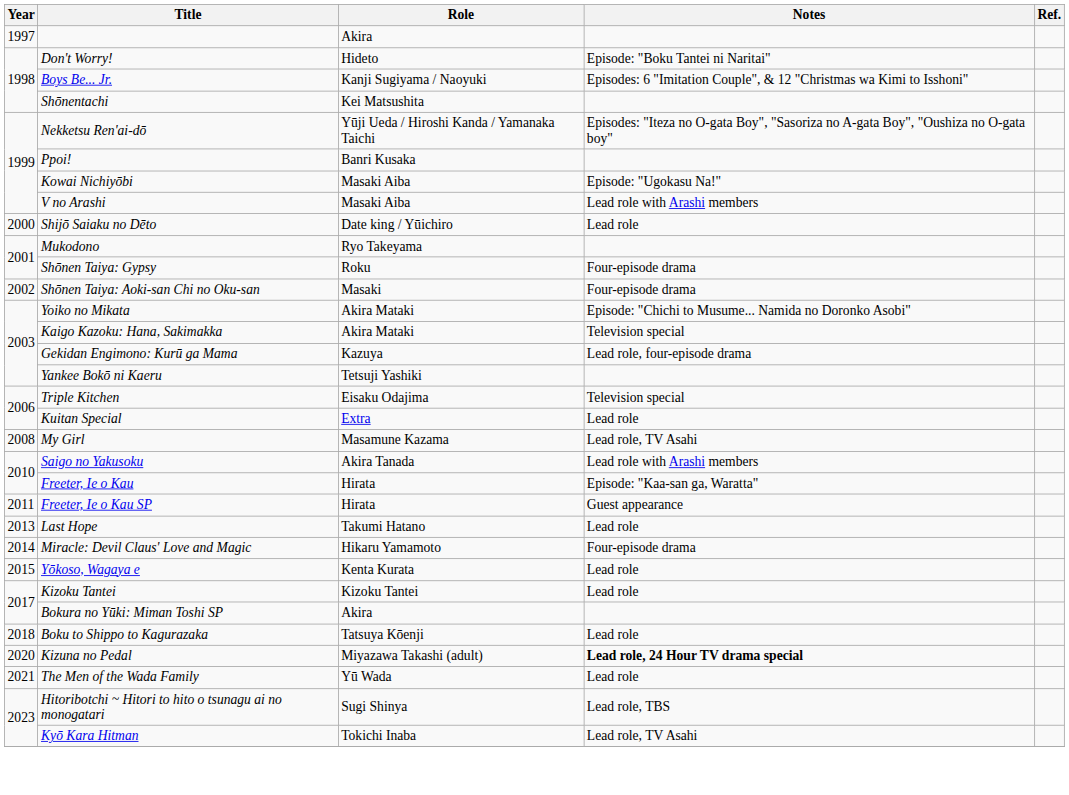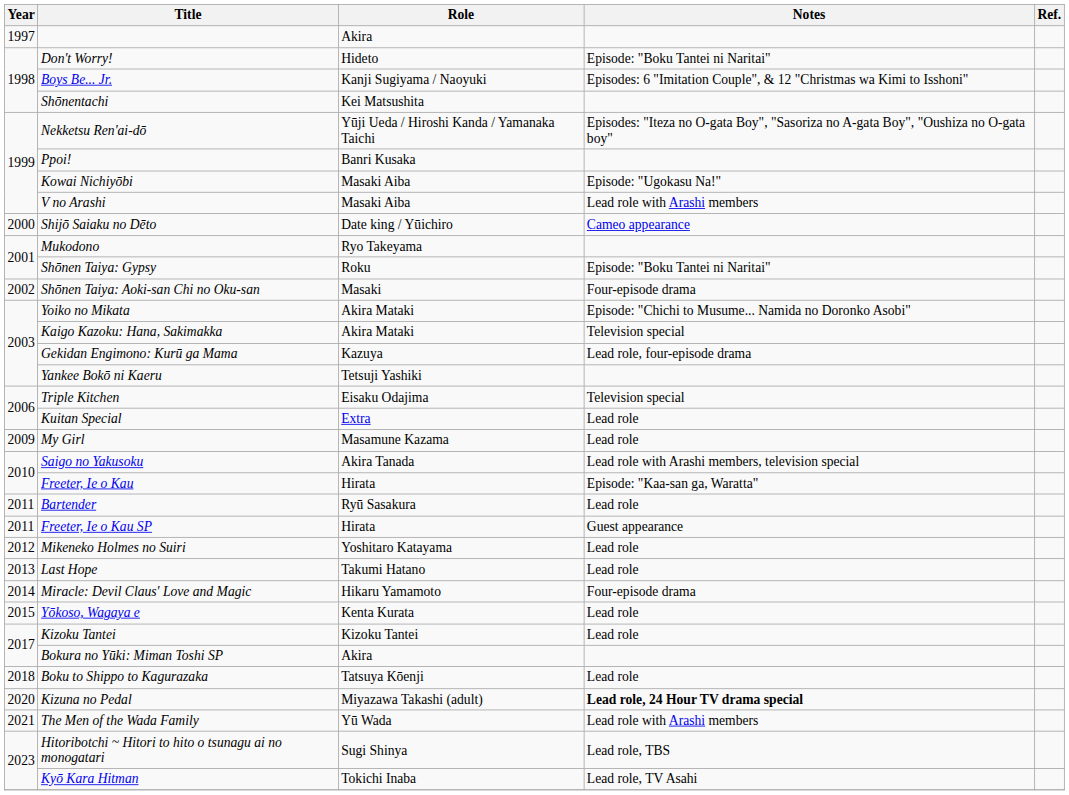(613, 224) Lead role -> (638, 224) Cameo appearance
(641, 267) Four-episode drama -> (679, 267) Episode: "Boku Tantei ni Naritai"
(21, 440) 2008 -> (21, 440) 2009
(642, 440) Lead role, TV Asahi -> (613, 440) Lead role
(673, 461) Lead role with Arashi members -> (723, 461) Lead role with Arashi members, television special
+ row: (69, 505)
+ row: (113, 548)
(613, 677) Lead role -> (673, 720) Lead role with Arashi members
